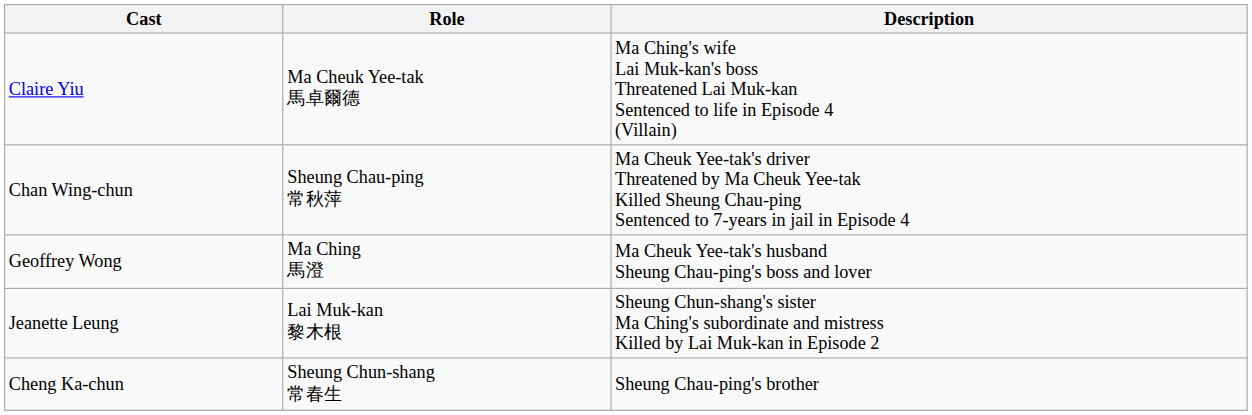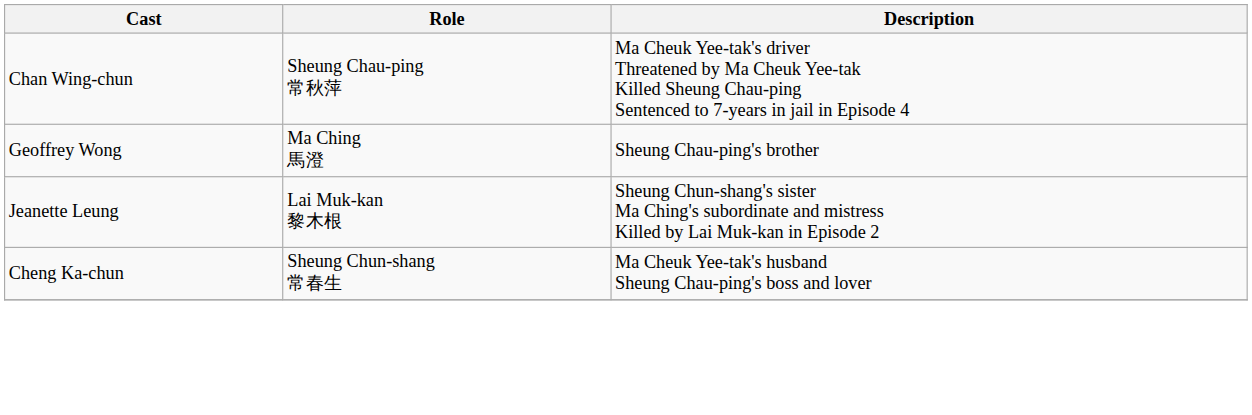- row: (46, 88)
(743, 261) Ma Cheuk Yee-tak's husband Sheung Chau-ping's boss and lover -> (717, 150) Sheung Chau-ping's brother
(717, 384) Sheung Chau-ping's brother -> (743, 273) Ma Cheuk Yee-tak's husband Sheung Chau-ping's boss and lover
